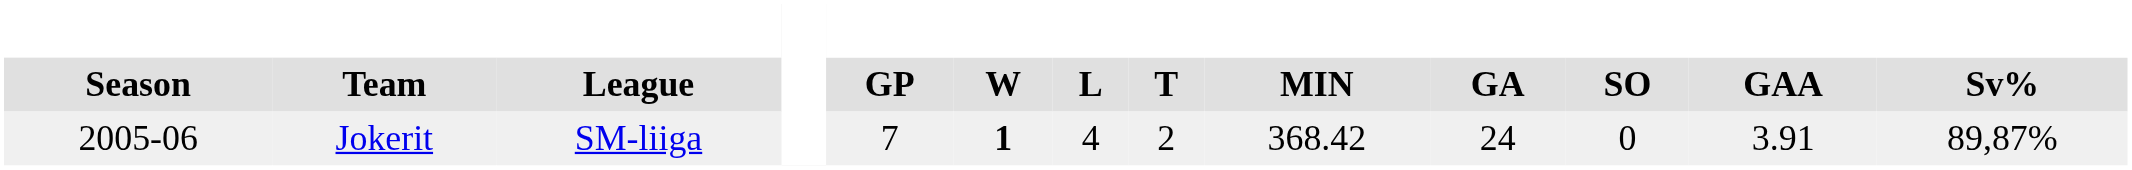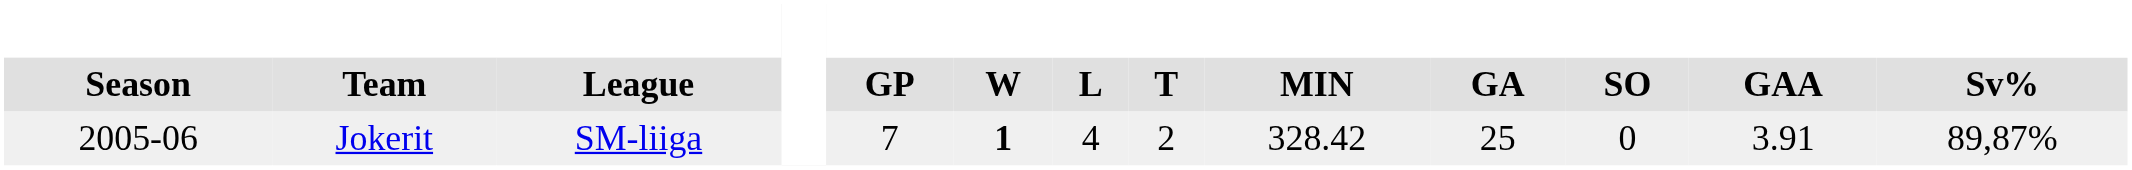(1317, 137) 368.42 -> (1317, 137) 328.42
(1498, 137) 24 -> (1498, 137) 25
